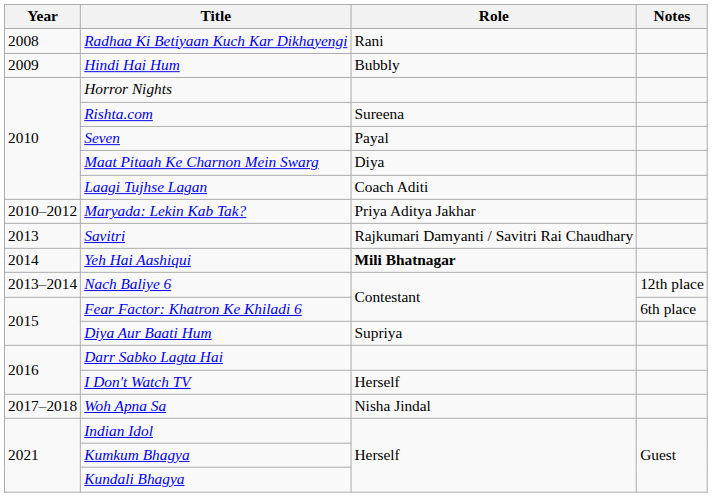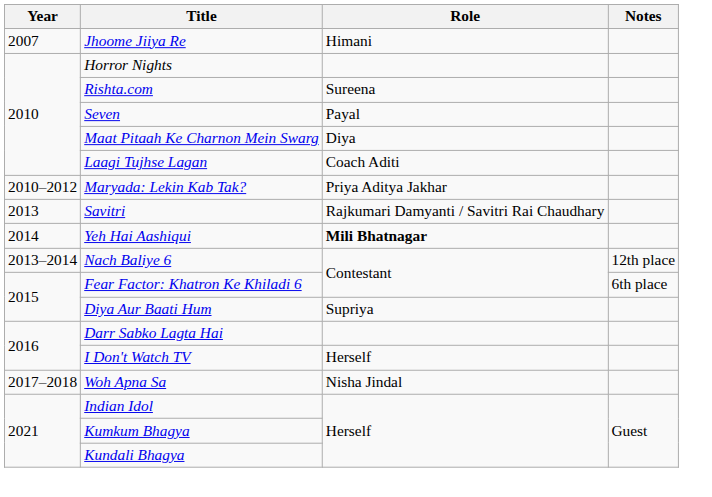+ row: (135, 41)
- row: (216, 41)
- row: (132, 65)
